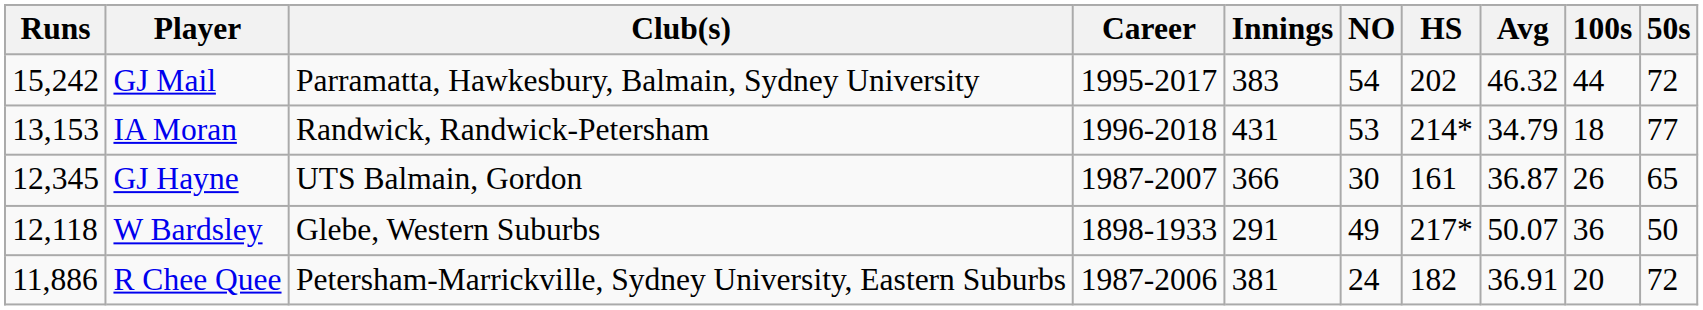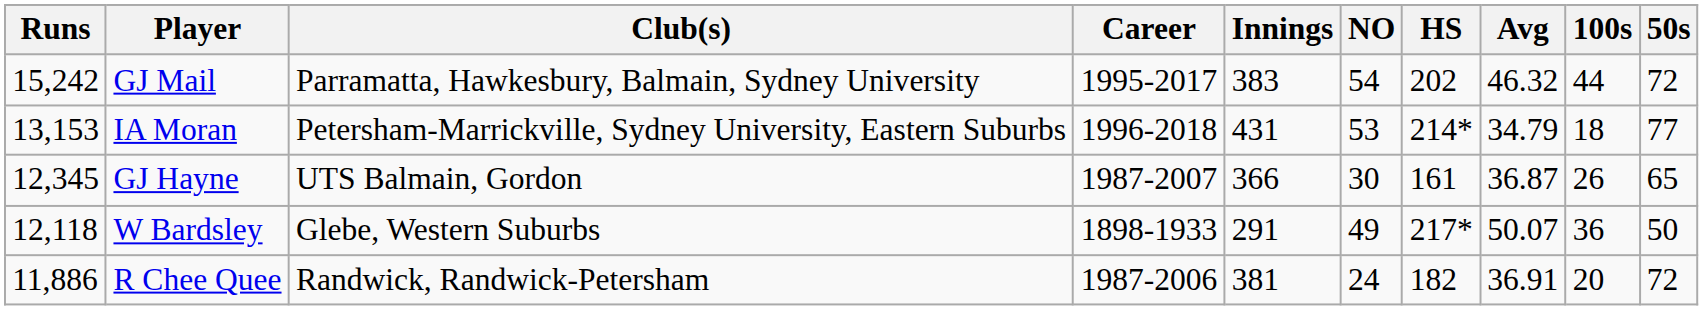(503, 129) Randwick, Randwick-Petersham -> (681, 129) Petersham-Marrickville, Sydney University, Eastern Suburbs
(681, 279) Petersham-Marrickville, Sydney University, Eastern Suburbs -> (503, 279) Randwick, Randwick-Petersham
